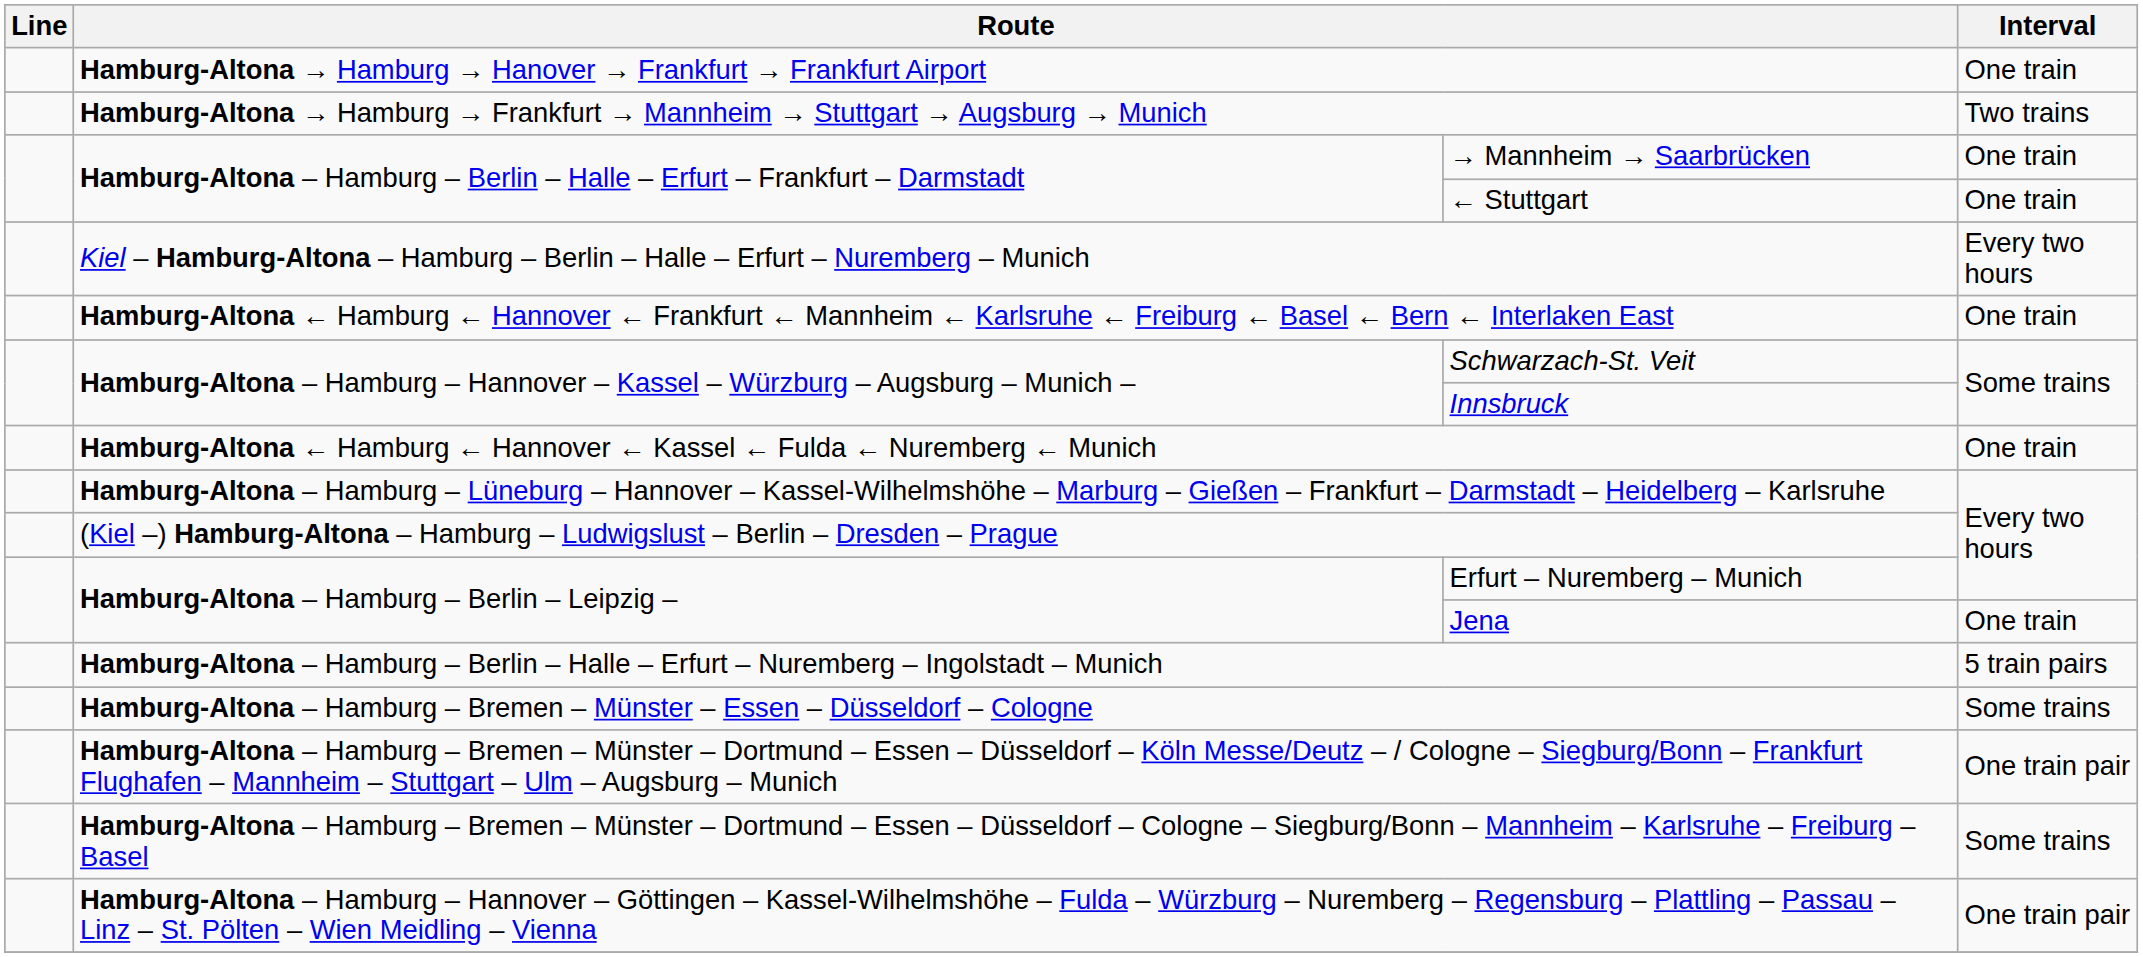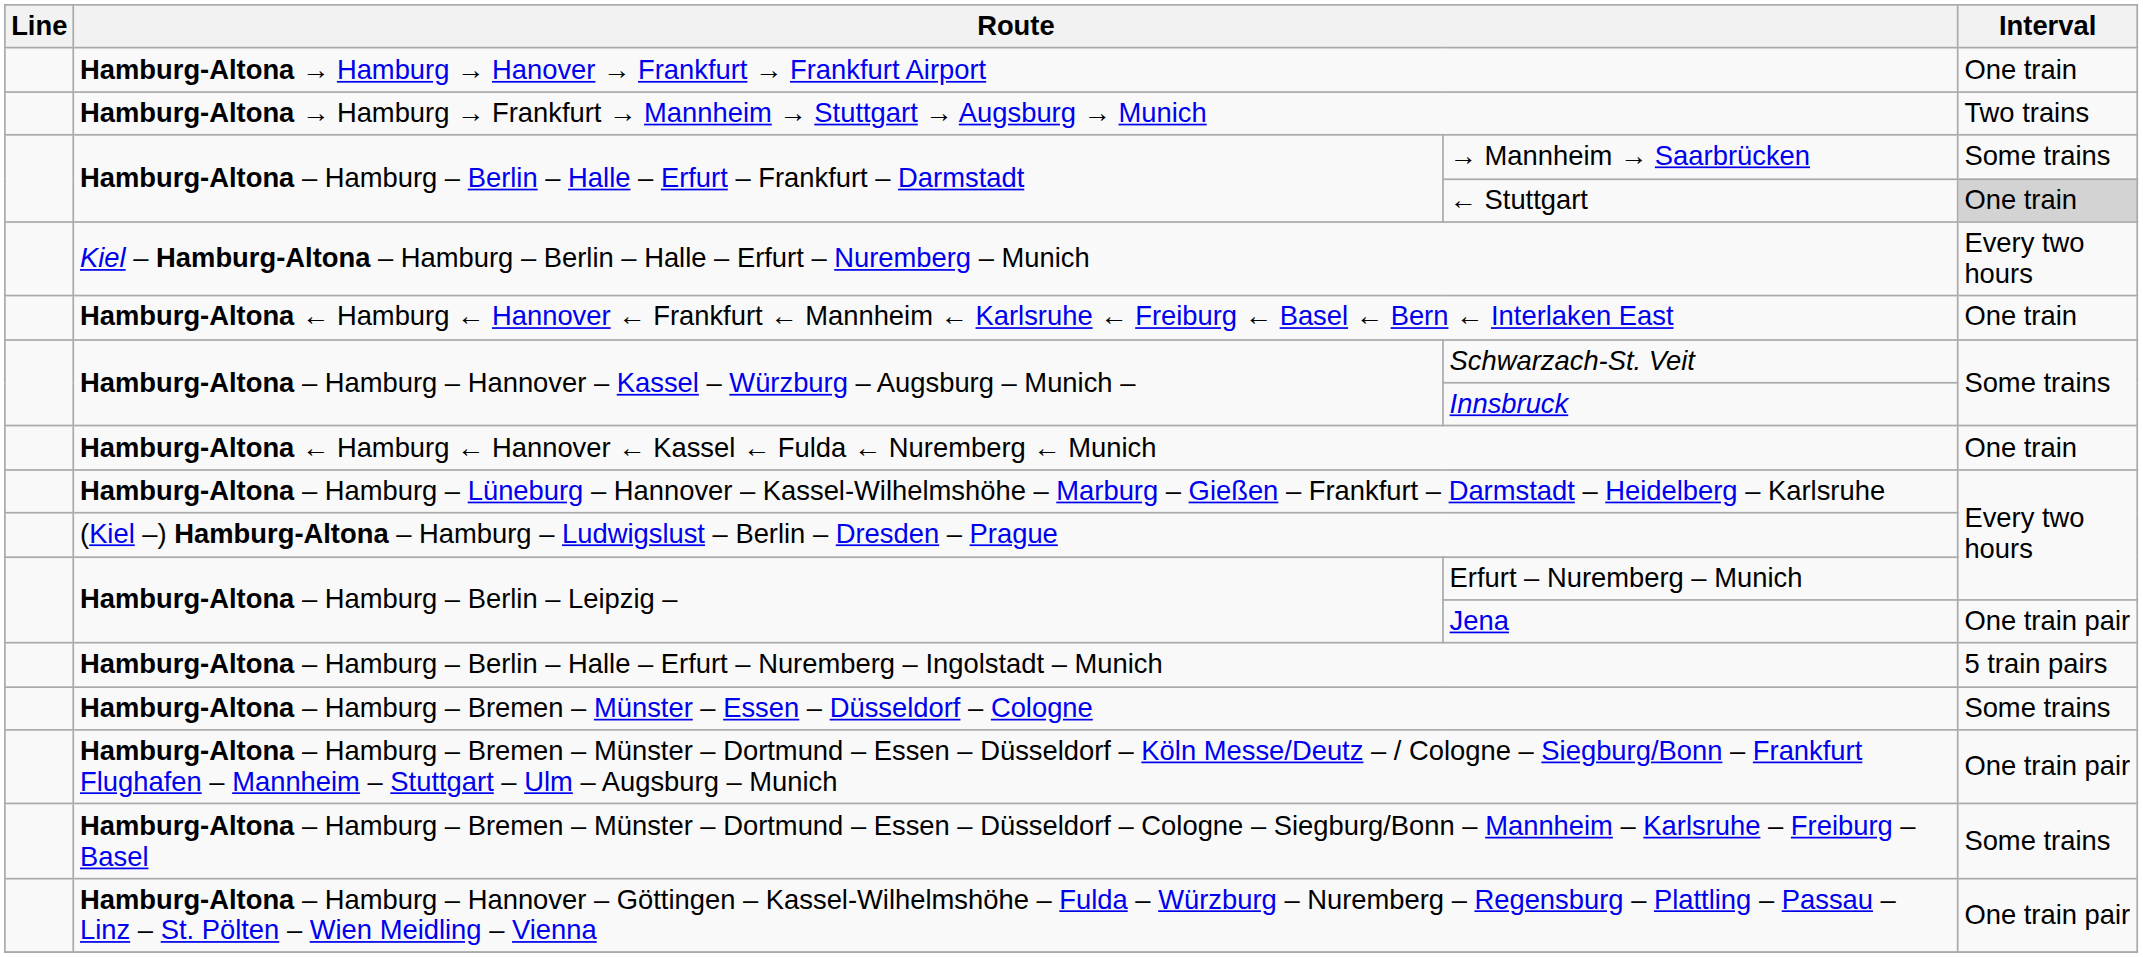(2021, 156) One train -> (2037, 156) Some trains
(2021, 199) no background -> (2021, 199) lightgrey background
(2021, 621) One train -> (2047, 621) One train pair
